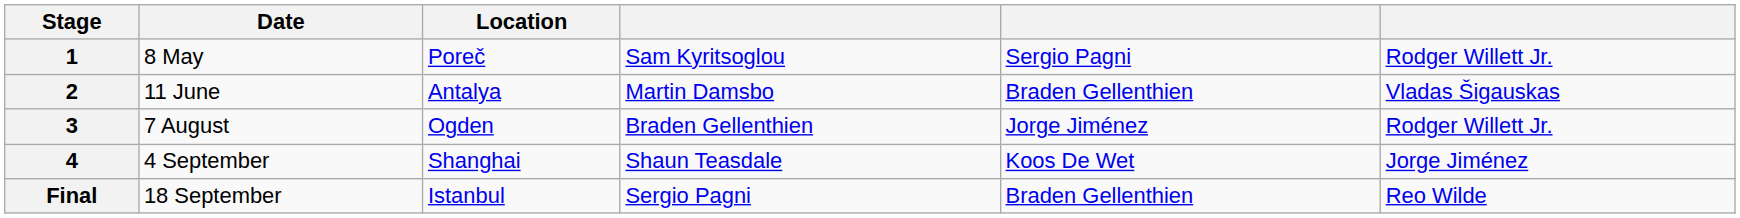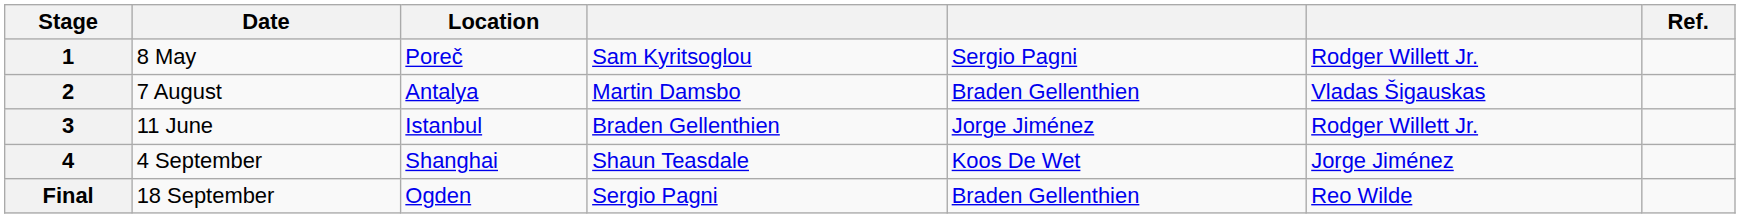+ column: (1688, 21)
(182, 91) 11 June -> (179, 91) 7 August
(187, 126) 7 August -> (175, 126) 11 June
(461, 126) Ogden -> (444, 126) Istanbul
(466, 195) Istanbul -> (438, 195) Ogden
